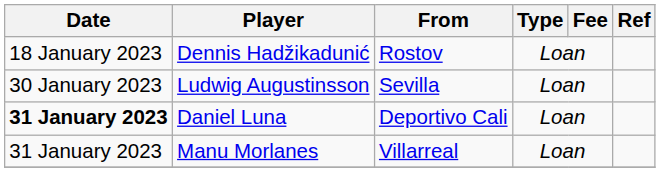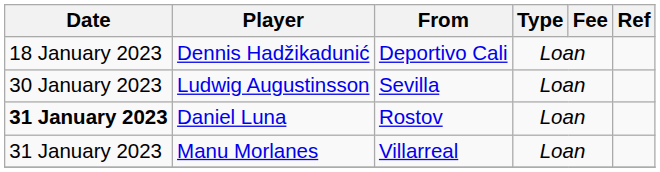(411, 53) Rostov -> (443, 53) Deportivo Cali
(443, 118) Deportivo Cali -> (411, 118) Rostov
